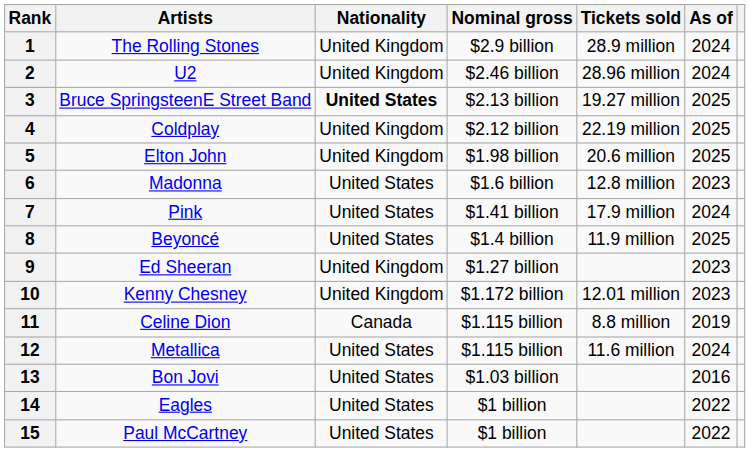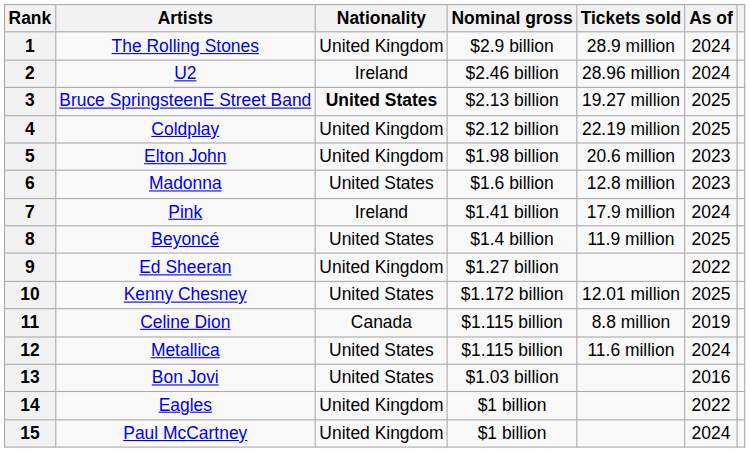(381, 73) United Kingdom -> (381, 73) Ireland
(711, 156) 2025 -> (711, 156) 2023
(381, 211) United States -> (381, 211) Ireland
(711, 267) 2023 -> (711, 267) 2022
(381, 294) United Kingdom -> (381, 294) United States
(711, 294) 2023 -> (711, 294) 2025
(381, 405) United States -> (381, 405) United Kingdom
(381, 433) United States -> (381, 433) United Kingdom
(711, 433) 2022 -> (711, 433) 2024
